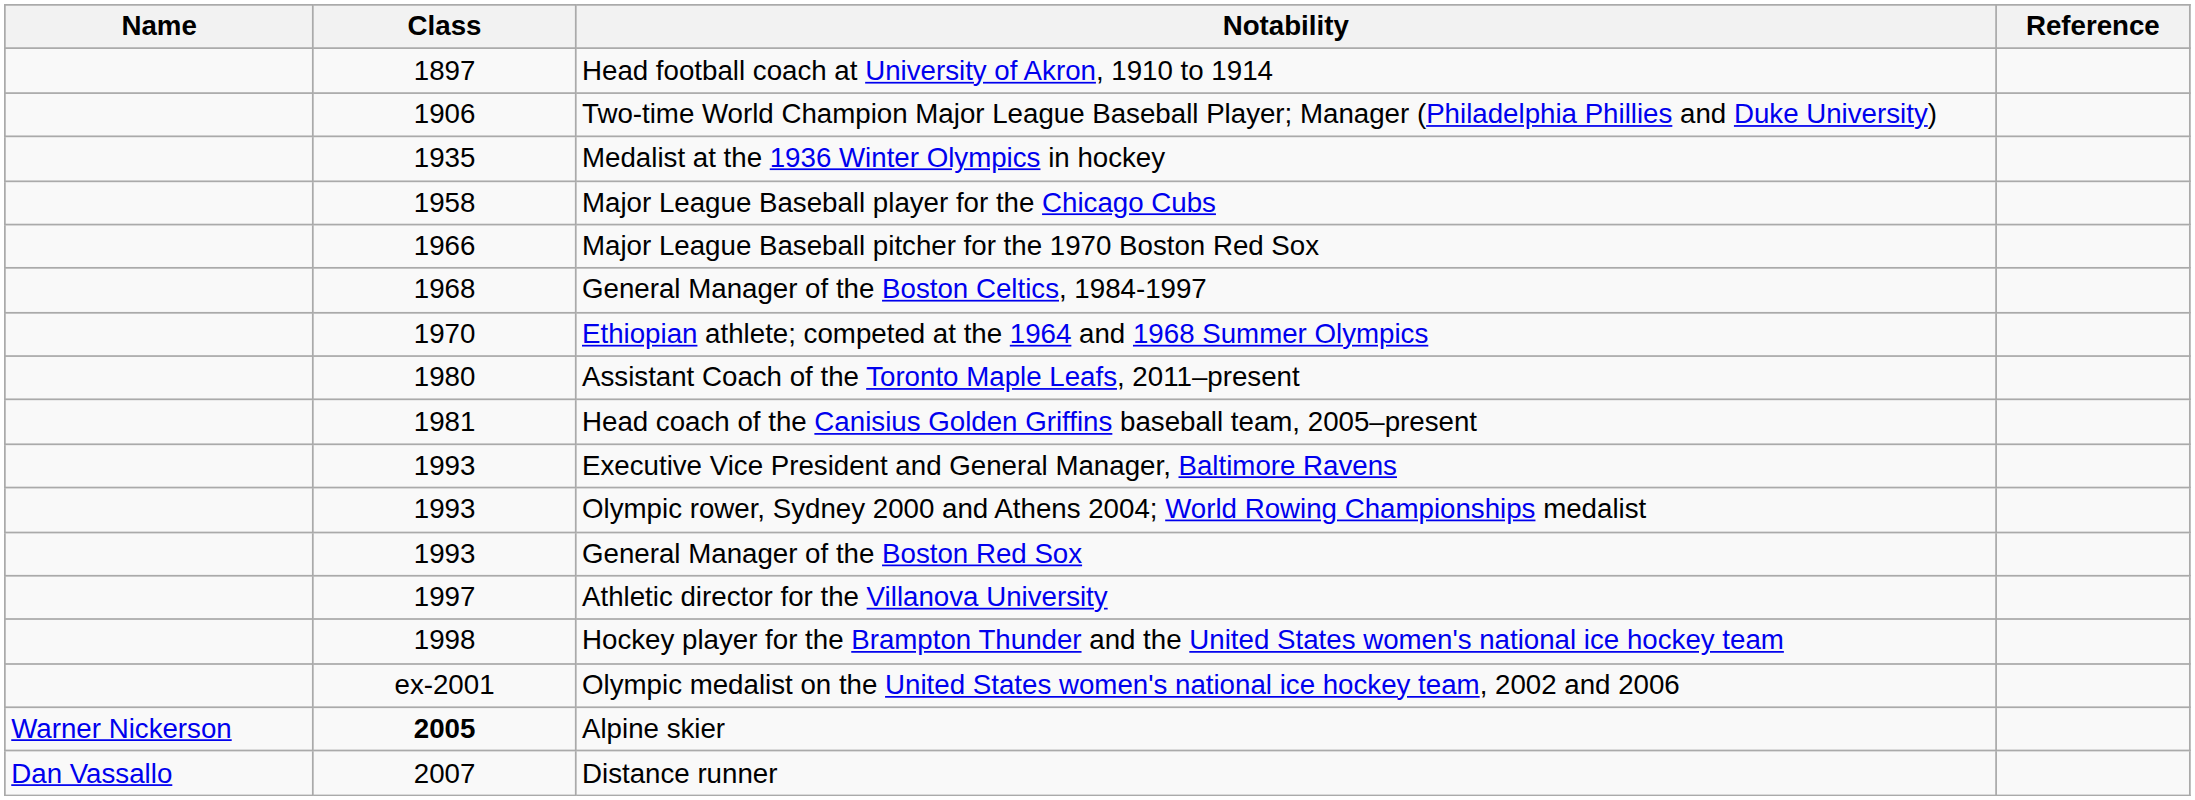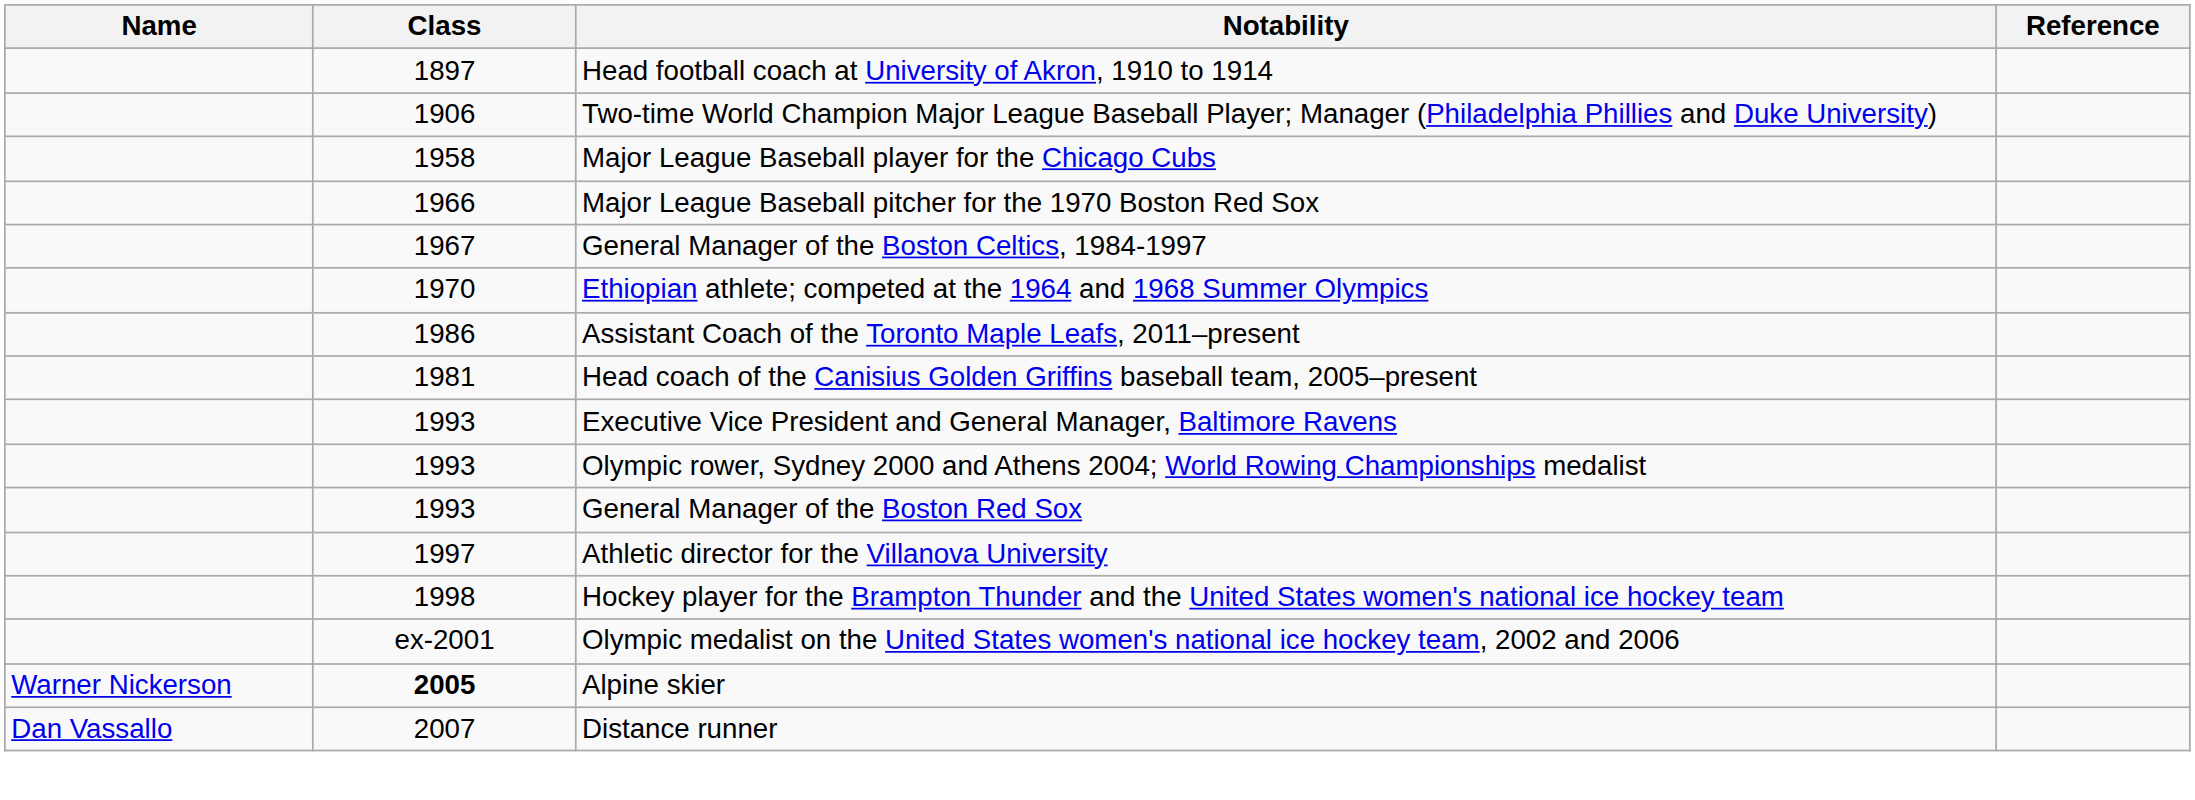- row: (874, 158)
(445, 289) 1968 -> (445, 245) 1967
(445, 377) 1980 -> (445, 333) 1986
